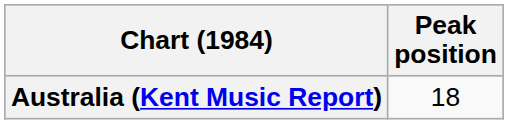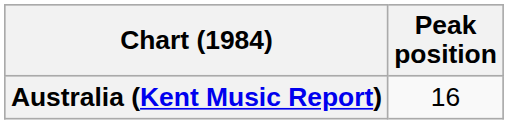(446, 97) 18 -> (446, 97) 16
